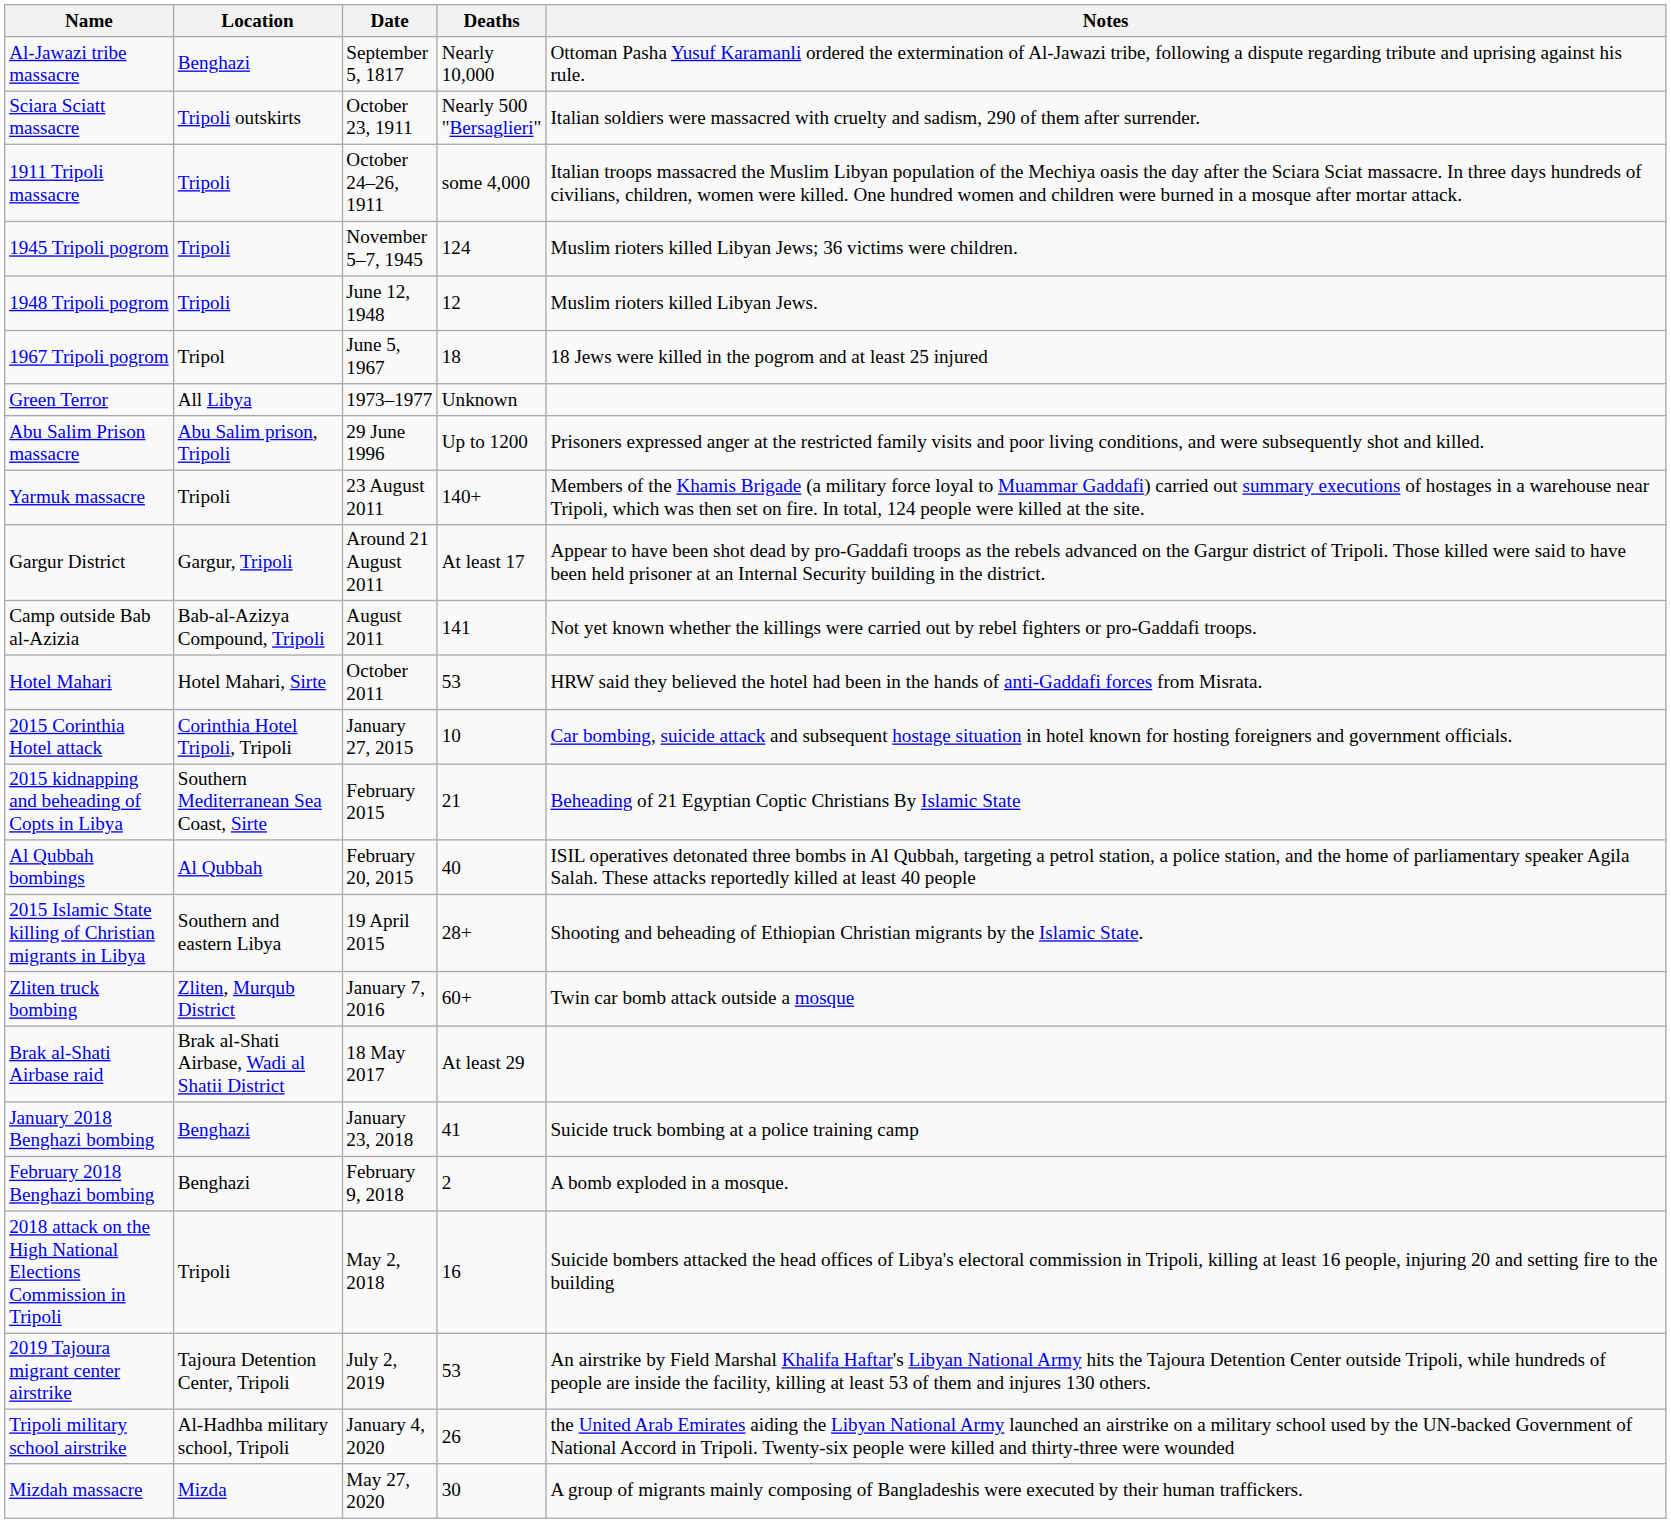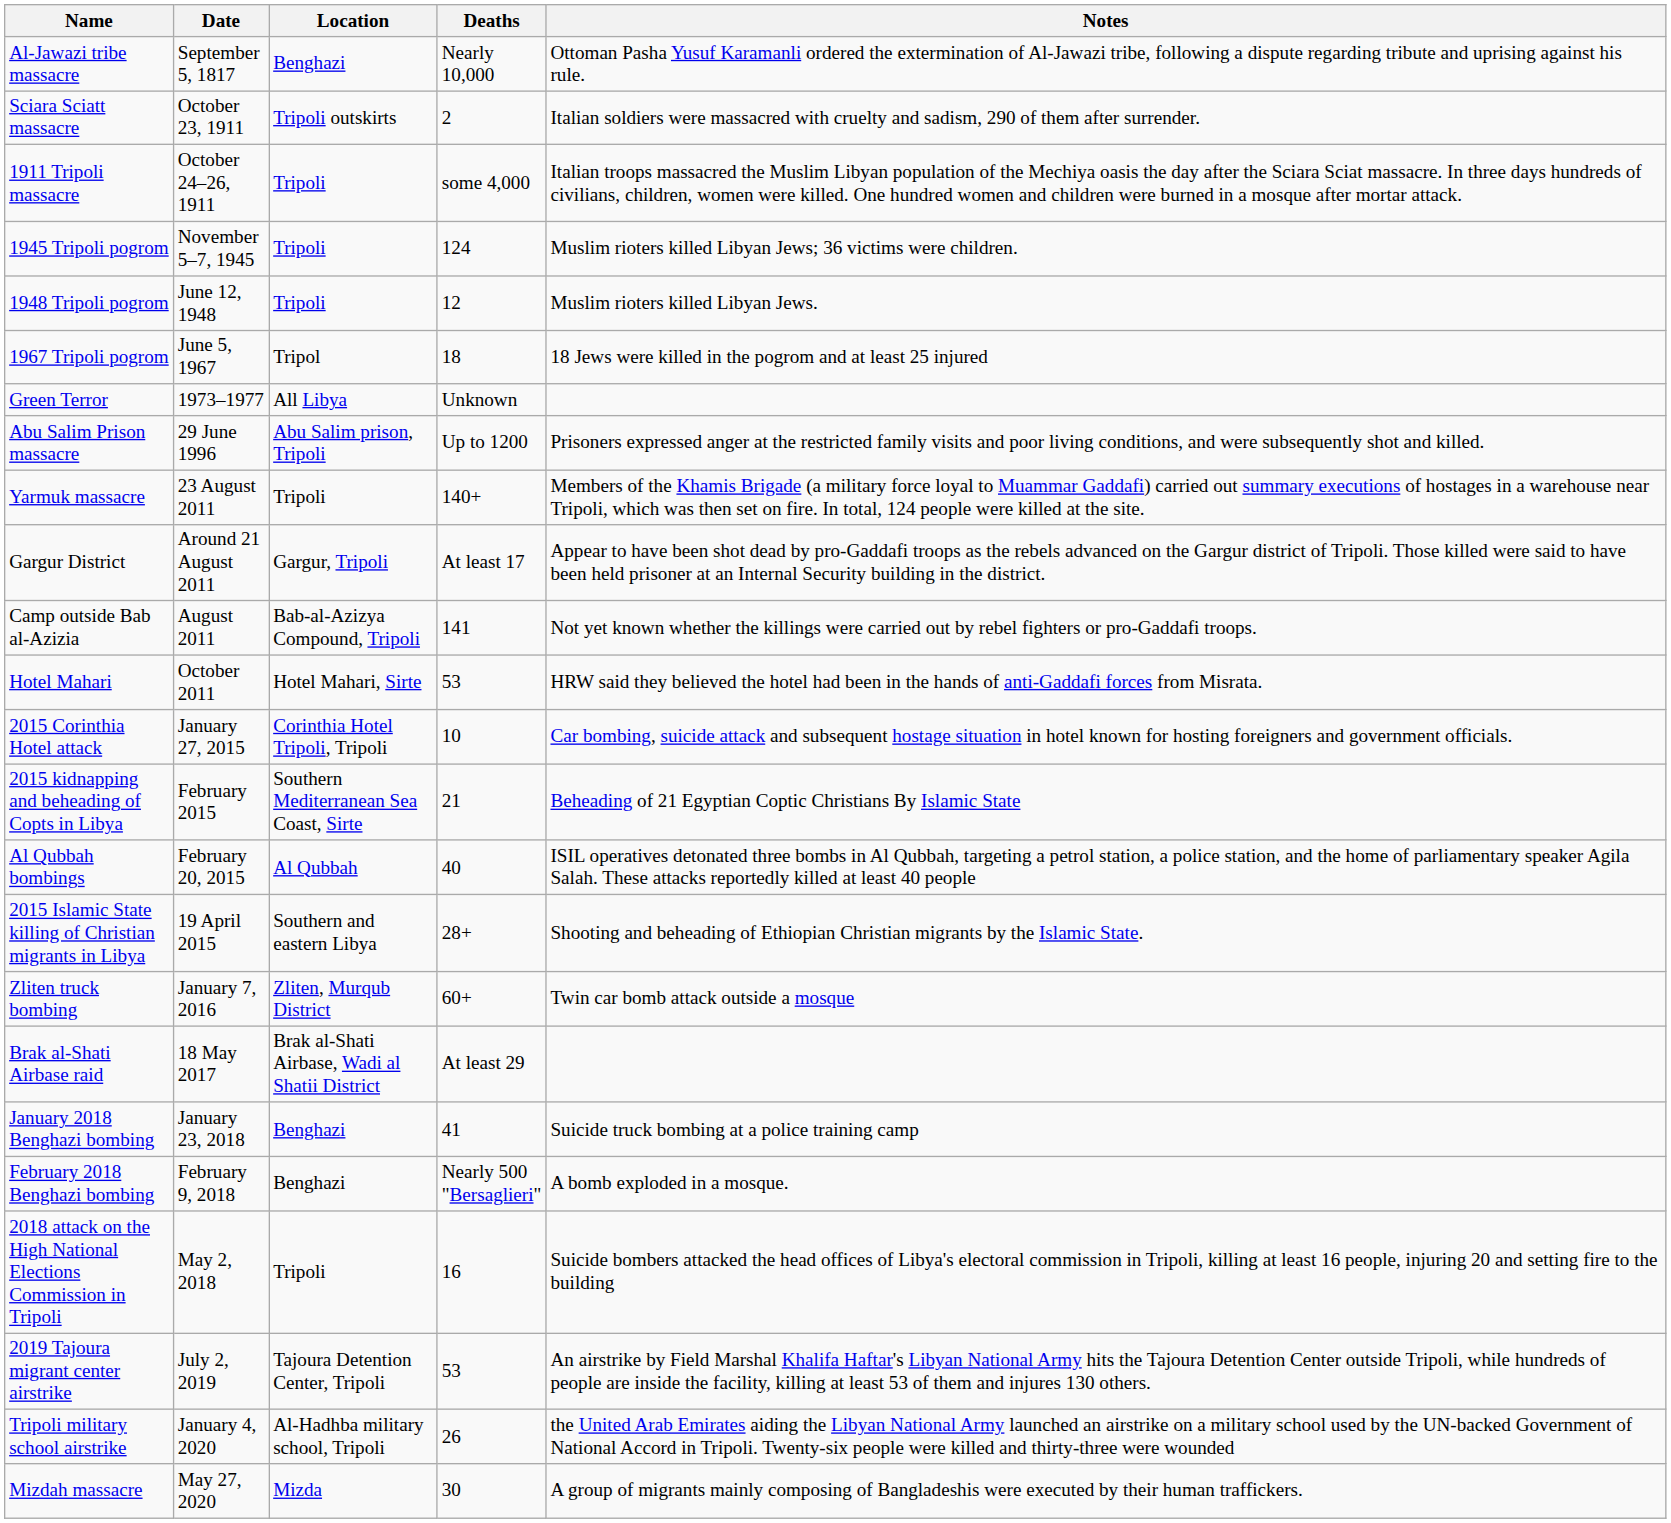columns swapped: (390, 20) <-> (258, 20)
(492, 117) Nearly 500 "Bersaglieri" -> (447, 117) 2
(447, 1183) 2 -> (492, 1183) Nearly 500 "Bersaglieri"
